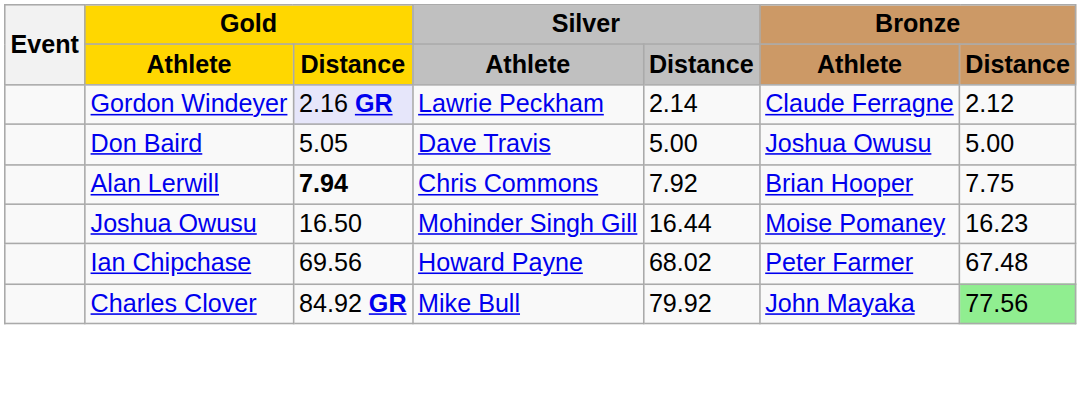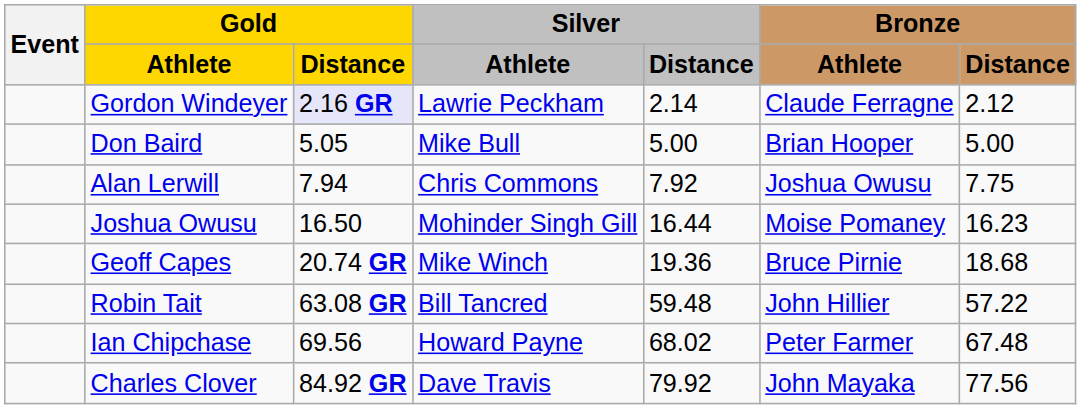(484, 143) Dave Travis -> (469, 143) Mike Bull
(848, 143) Joshua Owusu -> (839, 143) Brian Hooper
(323, 183) bold -> (323, 183) normal
(839, 183) Brian Hooper -> (848, 183) Joshua Owusu
+ row: (161, 263)
+ row: (146, 303)
(469, 303) Mike Bull -> (484, 382) Dave Travis
(997, 303) lightgreen background -> (997, 382) no background
